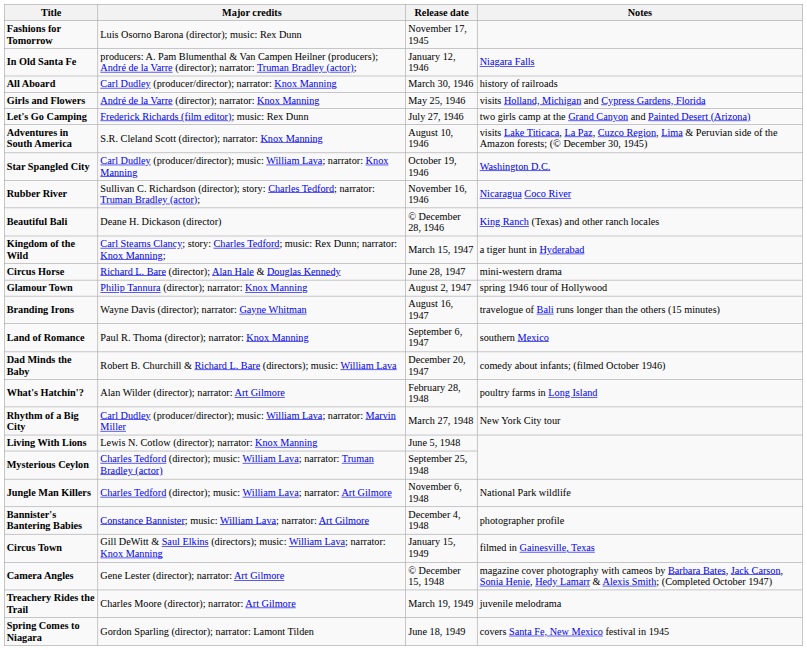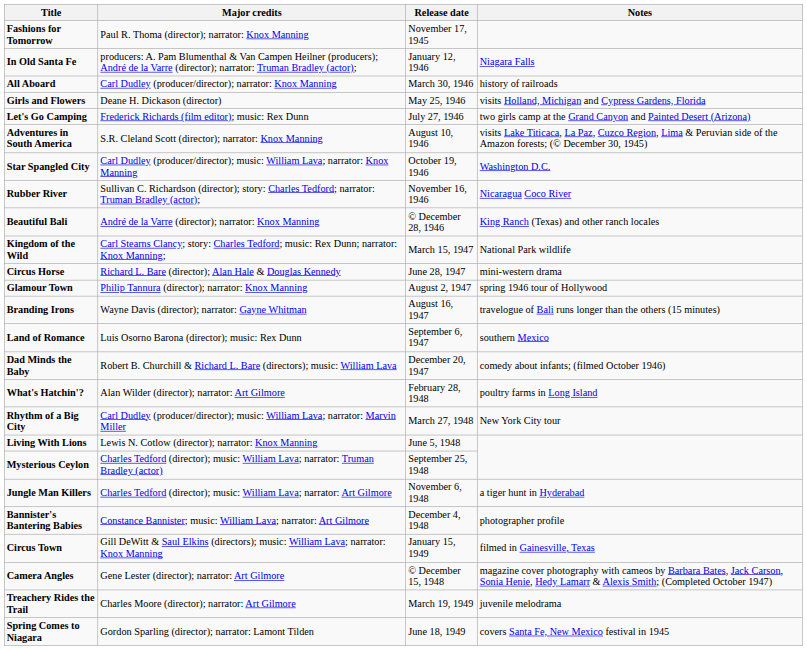(201, 34) Luis Osorno Barona (director); music: Rex Dunn -> (204, 34) Paul R. Thoma (director); narrator: Knox Manning
(210, 100) André de la Varre (director); narrator: Knox Manning -> (161, 100) Deane H. Dickason (director)
(161, 222) Deane H. Dickason (director) -> (210, 222) André de la Varre (director); narrator: Knox Manning
(532, 249) a tiger hunt in Hyderabad -> (525, 249) National Park wildlife
(204, 337) Paul R. Thoma (director); narrator: Knox Manning -> (201, 337) Luis Osorno Barona (director); music: Rex Dunn
(525, 492) National Park wildlife -> (532, 492) a tiger hunt in Hyderabad
